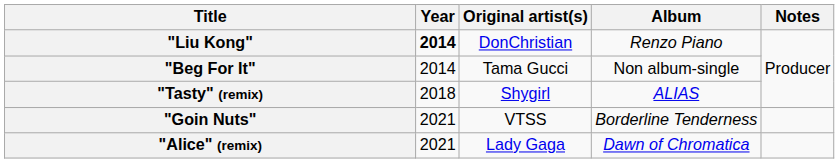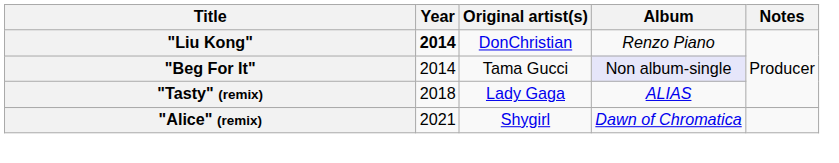(676, 68) no background -> (669, 68) lavender background
(525, 94) Shygirl -> (525, 94) Lady Gaga
- row: (210, 119)
(525, 145) Lady Gaga -> (525, 119) Shygirl
